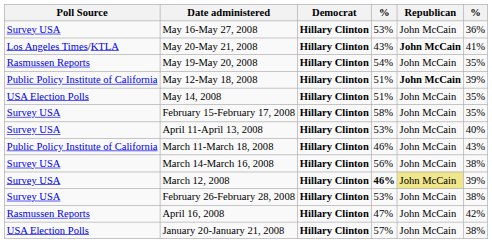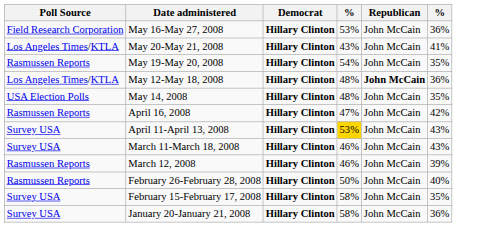(34, 29) Survey USA -> (65, 29) Field Research Corporation
(430, 46) bold -> (392, 46) normal
(82, 79) Public Policy Institute of California -> (63, 79) Los Angeles Times/KTLA
(383, 79) 51% -> (349, 79) 48%
(475, 79) 39% -> (440, 79) 36%
(383, 96) 51% -> (349, 96) 48%
rows swapped: (193, 213) <-> (229, 113)
(383, 130) no background -> (349, 130) gold background
(475, 130) 40% -> (440, 130) 43%
(82, 146) Public Policy Institute of California -> (34, 146) Survey USA
- row: (218, 163)
(34, 180) Survey USA -> (48, 163) Rasmussen Reports
(384, 180) bold -> (349, 163) normal
(428, 180) khaki background -> (392, 163) no background
(34, 197) Survey USA -> (48, 180) Rasmussen Reports
(383, 197) 53% -> (349, 180) 50%
(475, 197) 38% -> (440, 180) 40%
(48, 230) USA Election Polls -> (34, 213) Survey USA
(383, 230) 57% -> (349, 213) 58%
(475, 230) 38% -> (440, 213) 36%
